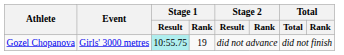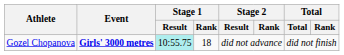(114, 43) normal -> (116, 43) bold
(202, 43) 19 -> (206, 43) 18
